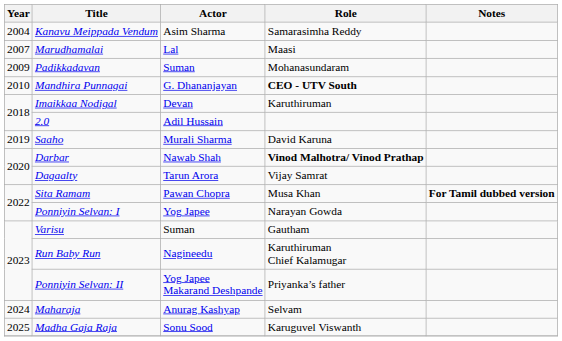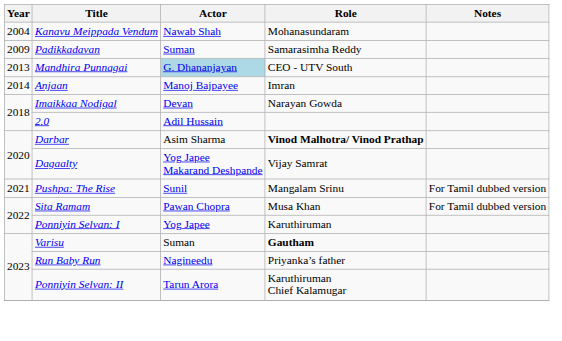(194, 31) Asim Sharma -> (192, 31) Nawab Shah
(315, 31) Samarasimha Reddy -> (309, 31) Mohanasundaram
- row: (69, 49)
(309, 67) Mohanasundaram -> (315, 49) Samarasimha Reddy
(18, 85) 2010 -> (18, 67) 2013
(200, 85) no background -> (200, 67) lightblue background
(312, 85) bold -> (310, 67) normal
+ row: (51, 85)
(300, 103) Karuthiruman -> (305, 103) Narayan Gowda
- row: (49, 139)
(192, 157) Nawab Shah -> (194, 139) Asim Sharma
(191, 175) Tarun Arora -> (213, 164) Yog Japee Makarand Deshpande
+ row: (75, 188)
(492, 193) bold -> (488, 206) normal
(305, 211) Narayan Gowda -> (300, 224) Karuthiruman
(289, 229) normal -> (291, 242) bold
(307, 254) Karuthiruman Chief Kalamugar -> (306, 260) Priyanka’s father
(213, 284) Yog Japee Makarand Deshpande -> (191, 284) Tarun Arora
(306, 284) Priyanka’s father -> (307, 284) Karuthiruman Chief Kalamugar
- row: (58, 309)
- row: (76, 327)
